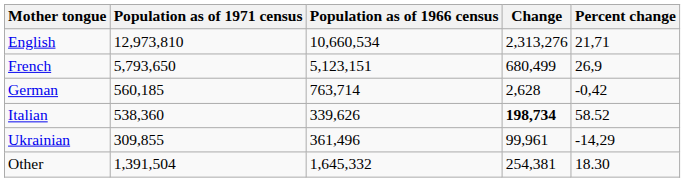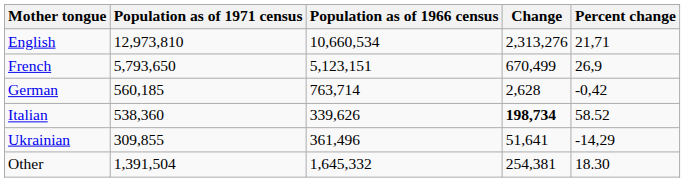(531, 66) 680,499 -> (531, 66) 670,499
(527, 139) 99,961 -> (527, 139) 51,641
